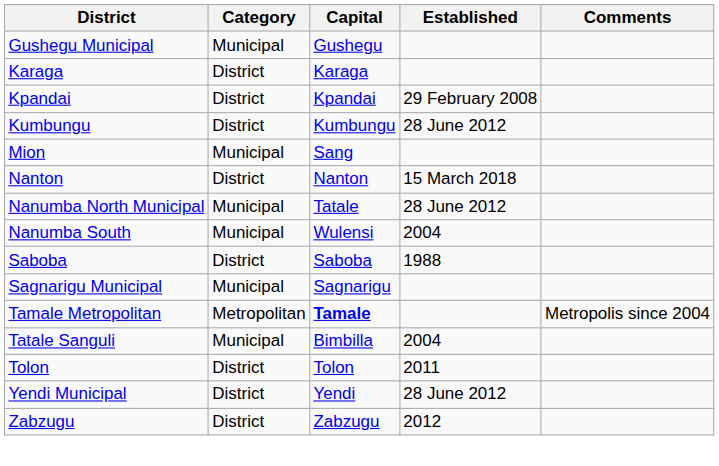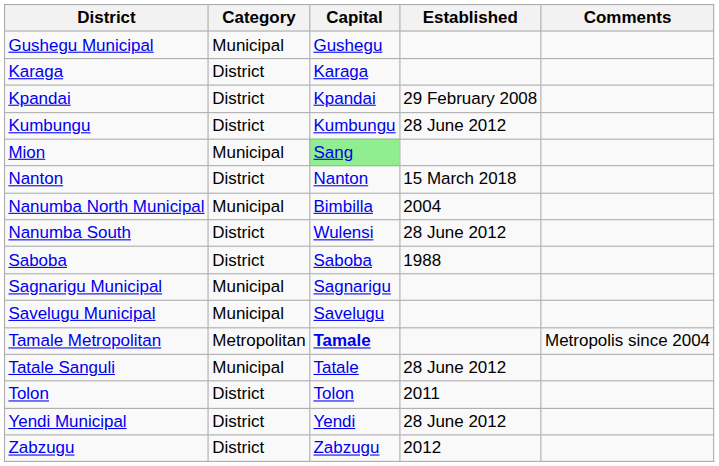(333, 152) no background -> (333, 152) lightgreen background
(336, 206) Tatale -> (343, 206) Bimbilla
(455, 206) 28 June 2012 -> (422, 206) 2004
(248, 233) Municipal -> (238, 233) District
(422, 233) 2004 -> (455, 233) 28 June 2012
+ row: (82, 313)
(343, 340) Bimbilla -> (336, 367) Tatale
(422, 340) 2004 -> (455, 367) 28 June 2012
